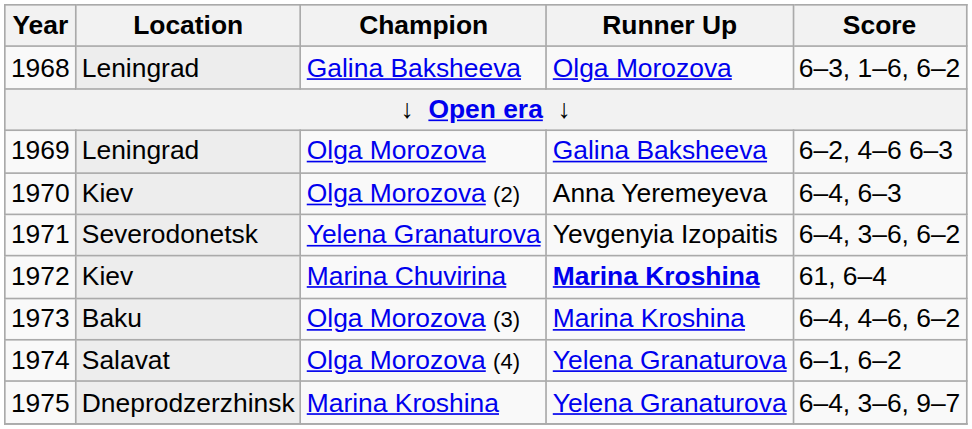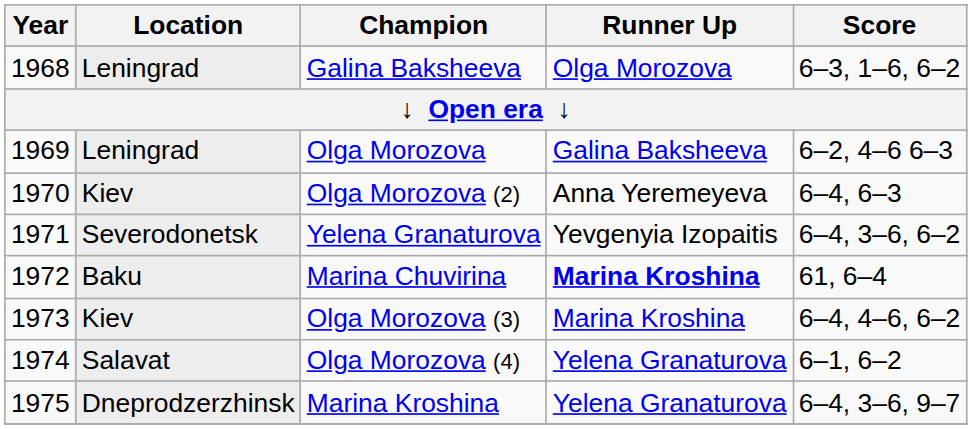(107, 276) Kiev -> (112, 276) Baku
(112, 318) Baku -> (107, 318) Kiev
